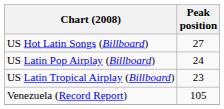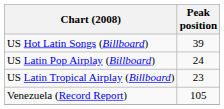(198, 43) 27 -> (198, 43) 39
